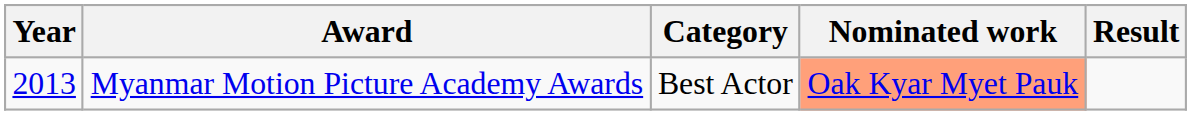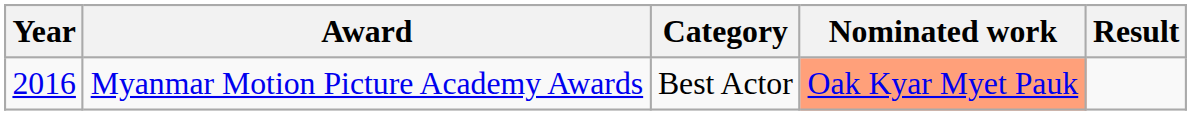(44, 83) 2013 -> (44, 83) 2016
